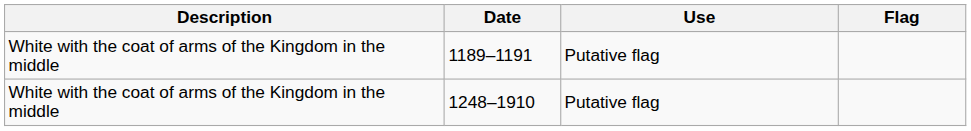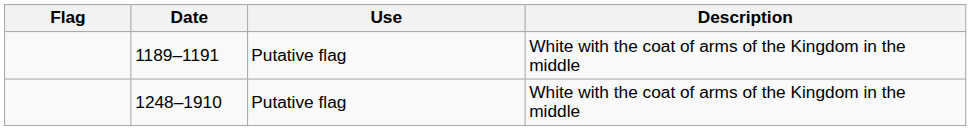columns swapped: (902, 18) <-> (225, 18)
